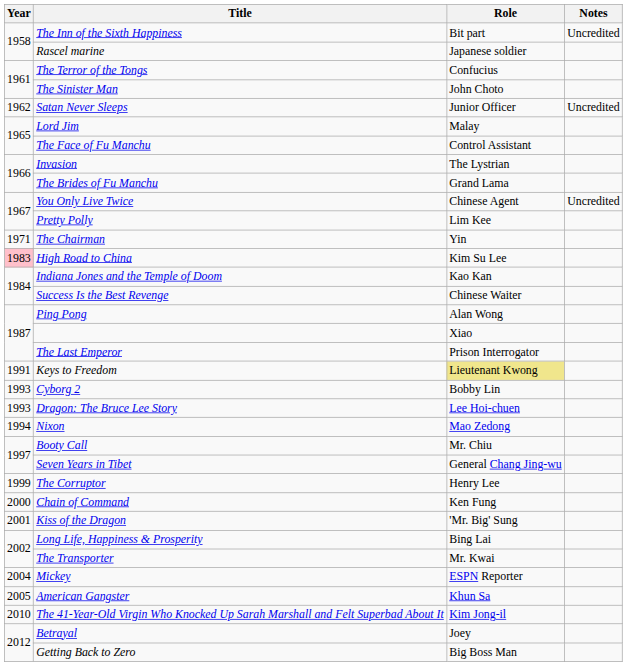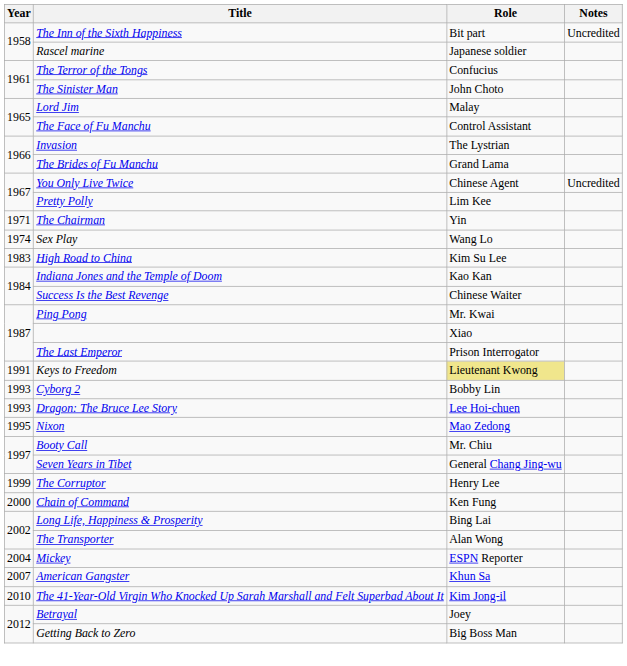- row: (82, 107)
+ row: (57, 239)
(19, 257) pink background -> (19, 257) no background
(476, 314) Alan Wong -> (472, 314) Mr. Kwai
(19, 426) 1994 -> (19, 426) 1995
- row: (81, 520)
(472, 558) Mr. Kwai -> (476, 539) Alan Wong
(19, 595) 2005 -> (19, 577) 2007
